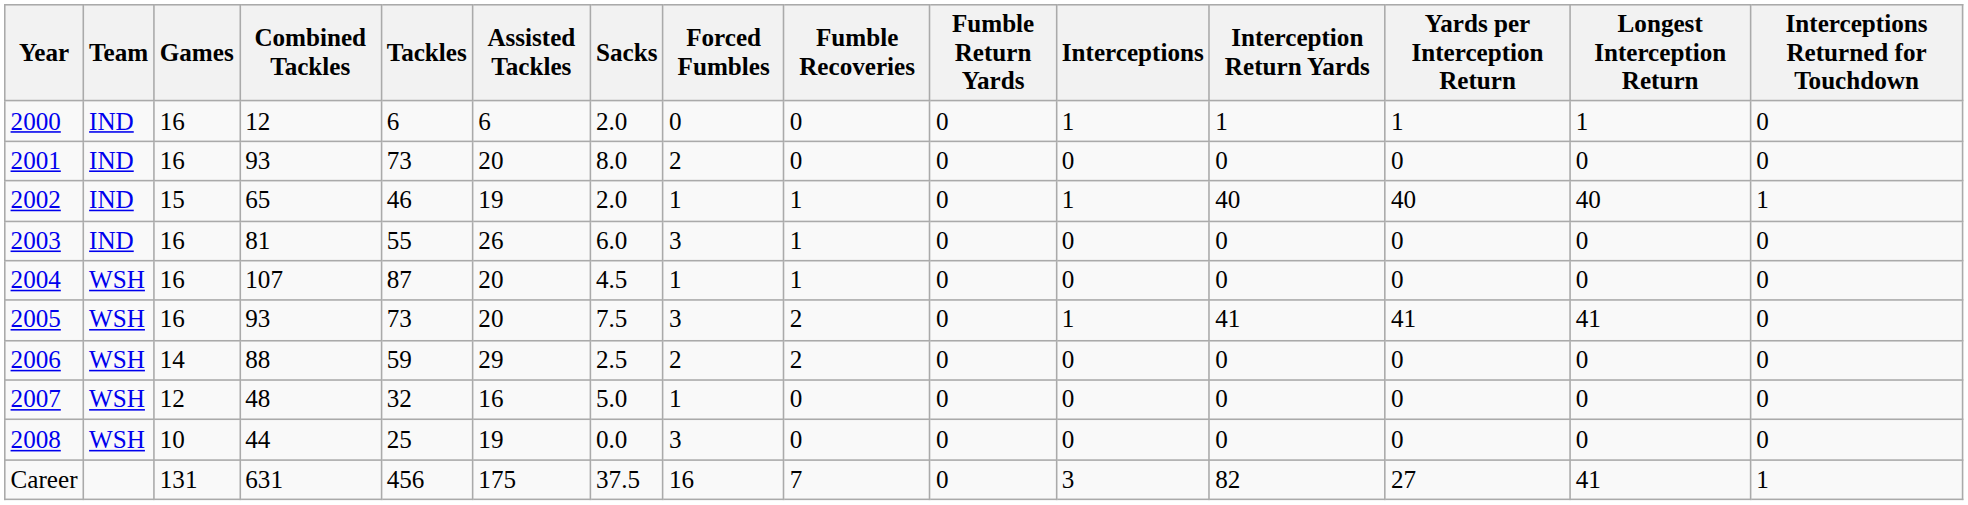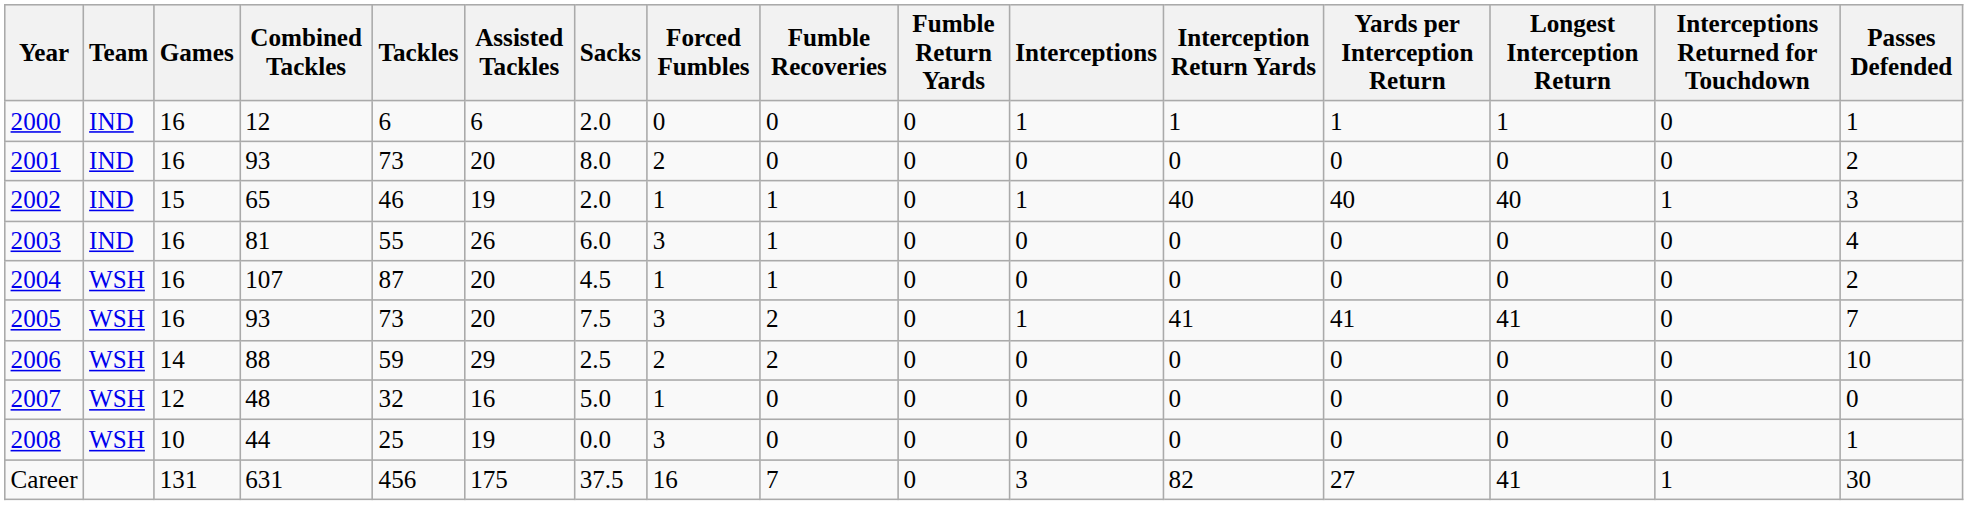+ column: (1901, 52)
